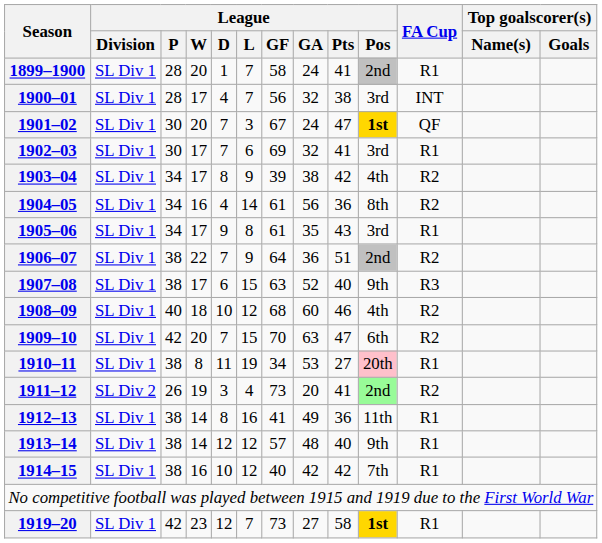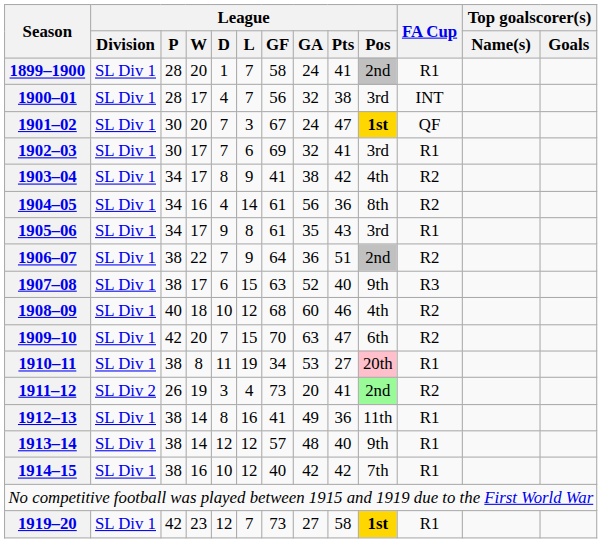(278, 177) 39 -> (278, 177) 41
